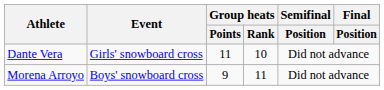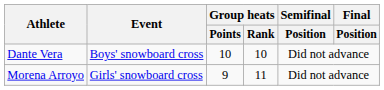(146, 54) Girls' snowboard cross -> (147, 54) Boys' snowboard cross
(225, 54) 11 -> (225, 54) 10
(147, 75) Boys' snowboard cross -> (146, 75) Girls' snowboard cross
